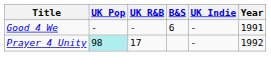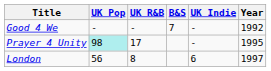(172, 28) 6 -> (172, 28) 7
(252, 28) 1991 -> (252, 28) 1992
(252, 43) 1992 -> (252, 43) 1995
+ row: (24, 58)
